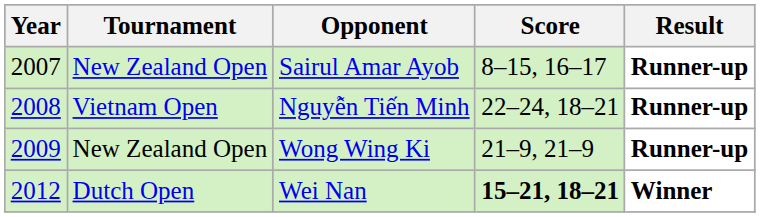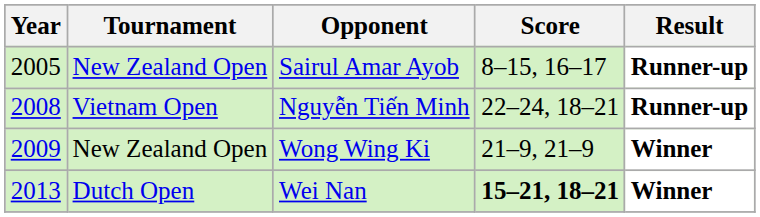(36, 66) 2007 -> (36, 66) 2005
(690, 149) Runner-up -> (672, 149) Winner
(36, 190) 2012 -> (36, 190) 2013
